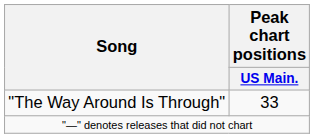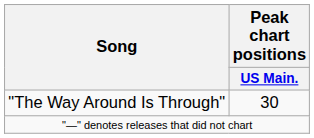(269, 102) 33 -> (269, 102) 30
